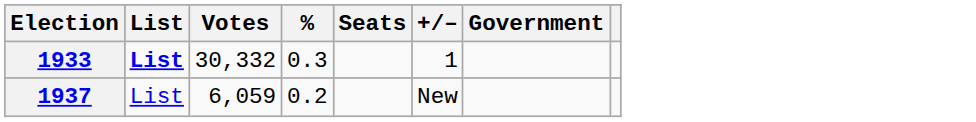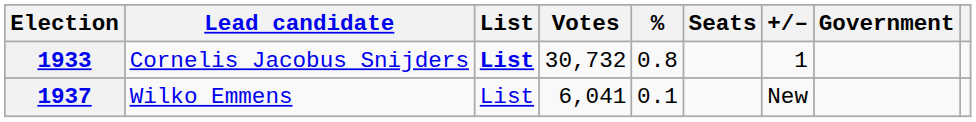+ column: (299, 23)
(235, 60) 30,332 -> (586, 60) 30,732
(307, 60) 0.3 -> (657, 60) 0.8
(242, 97) 6,059 -> (592, 97) 6,041
(307, 97) 0.2 -> (657, 97) 0.1
